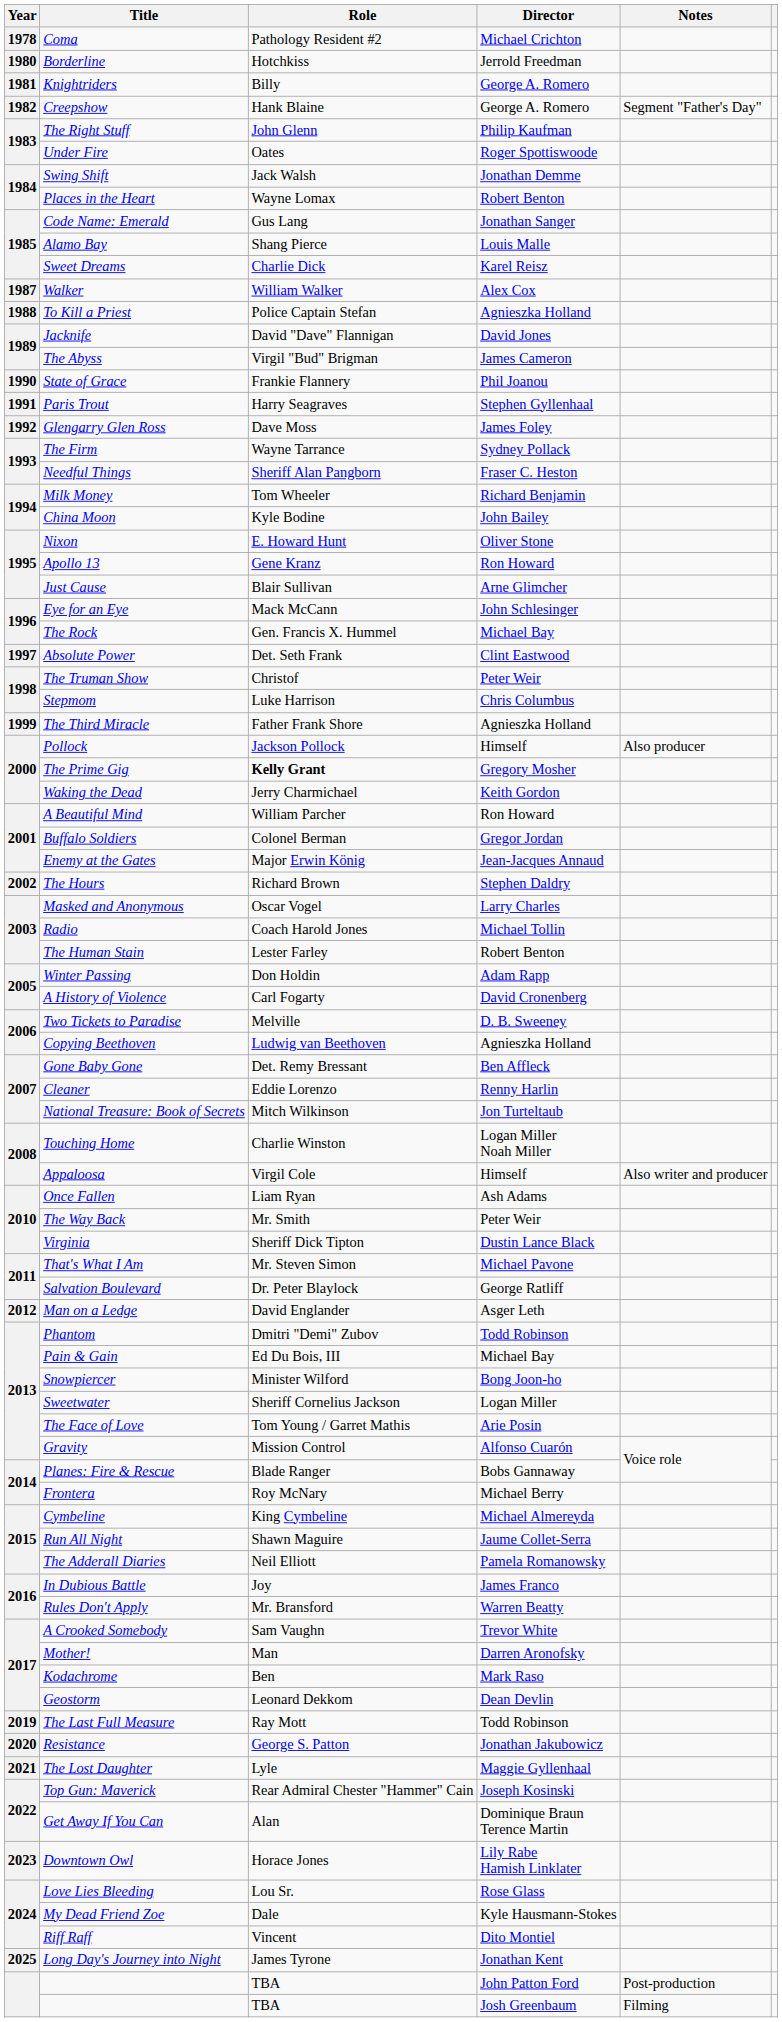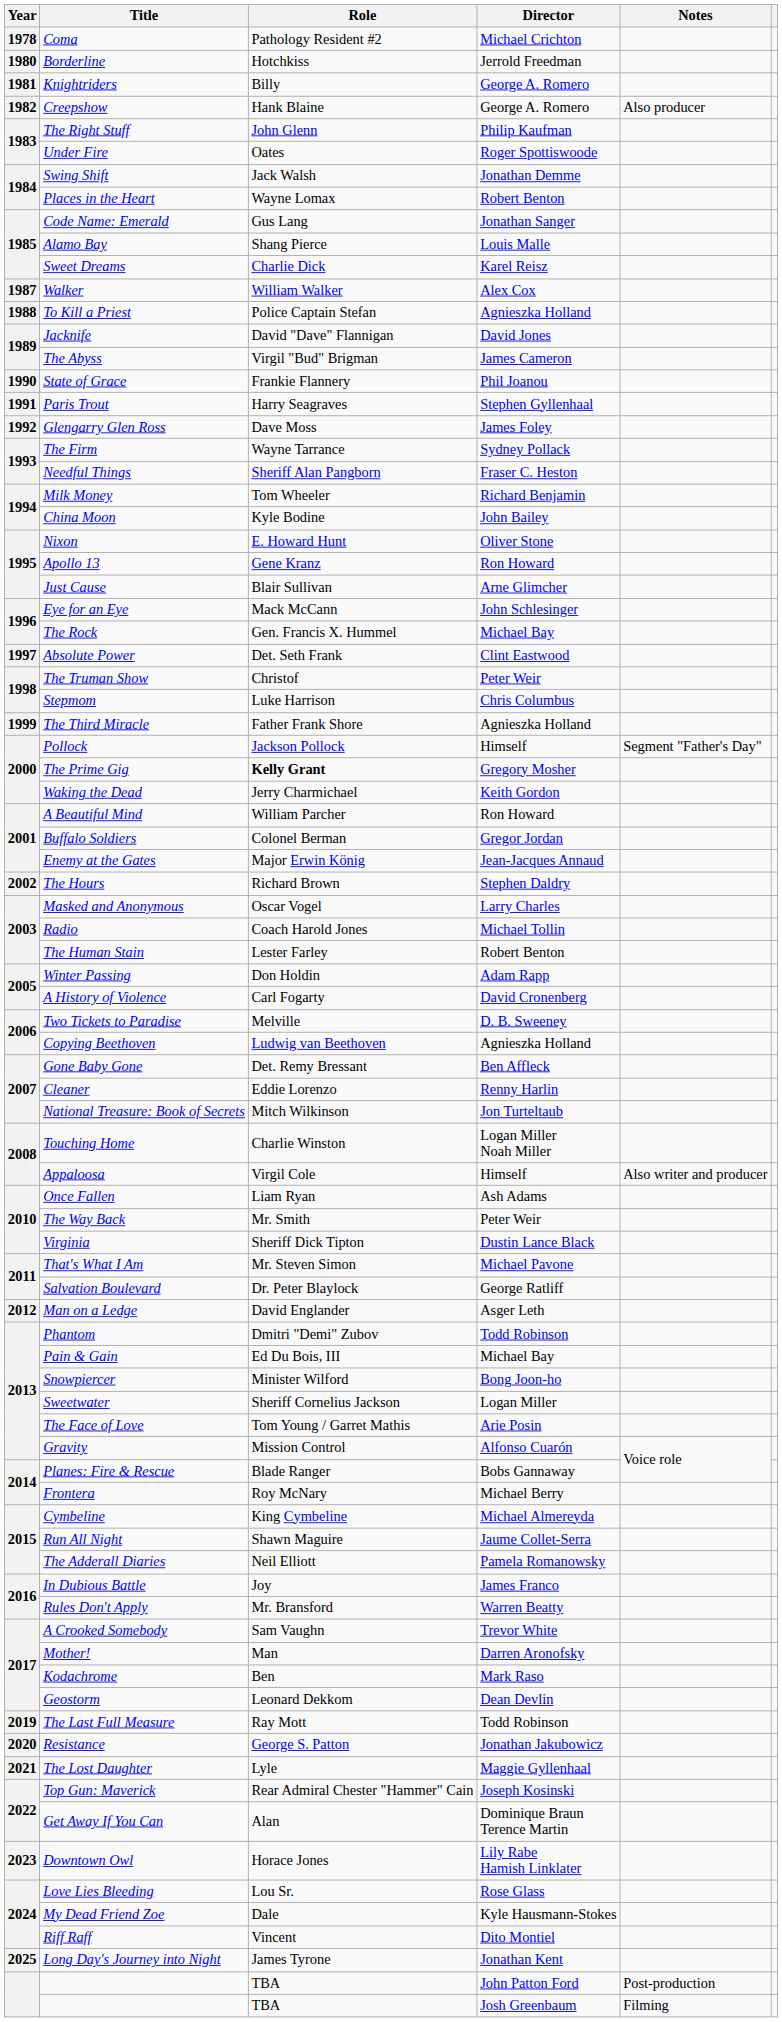(692, 107) Segment "Father's Day" -> (664, 107) Also producer
(664, 746) Also producer -> (692, 746) Segment "Father's Day"
